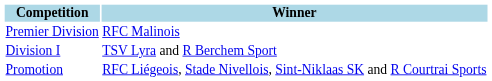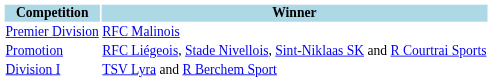rows swapped: (33, 50) <-> (34, 69)
